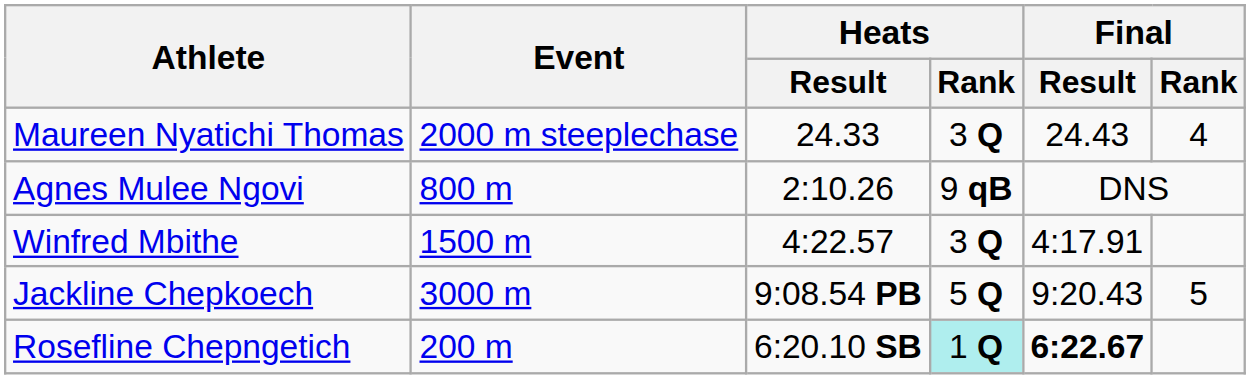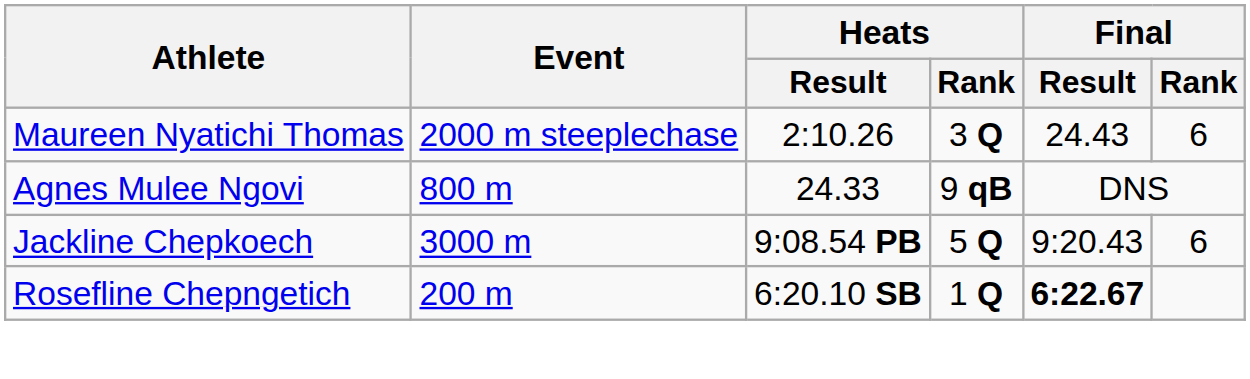(838, 135) 24.33 -> (838, 135) 2:10.26
(1198, 135) 4 -> (1198, 135) 6
(838, 188) 2:10.26 -> (838, 188) 24.33
- row: (126, 241)
(1198, 294) 5 -> (1198, 241) 6
(976, 347) paleturquoise background -> (976, 294) no background
